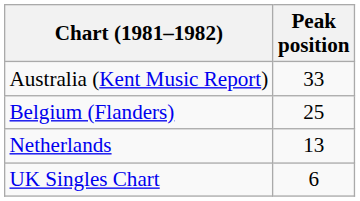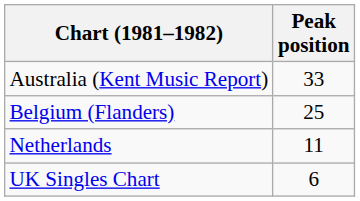(314, 145) 13 -> (314, 145) 11
